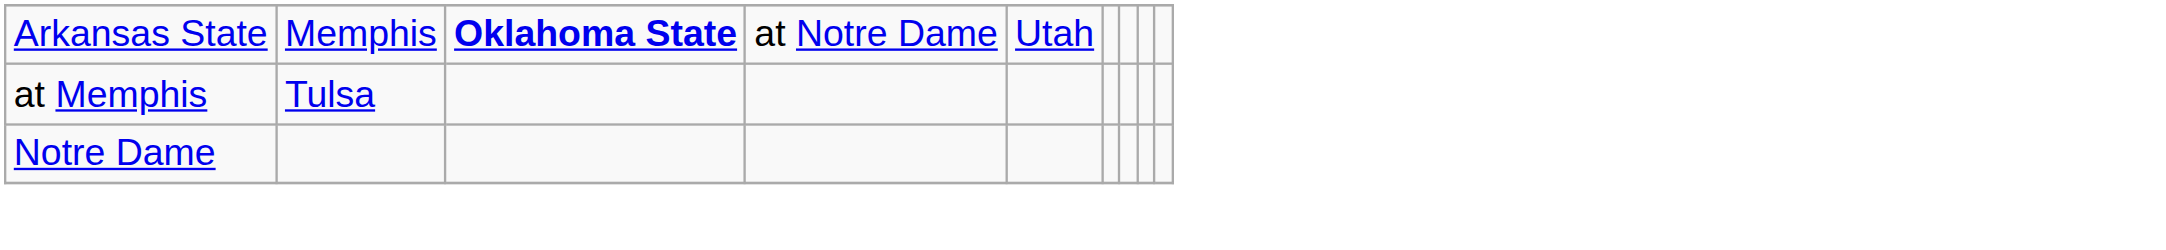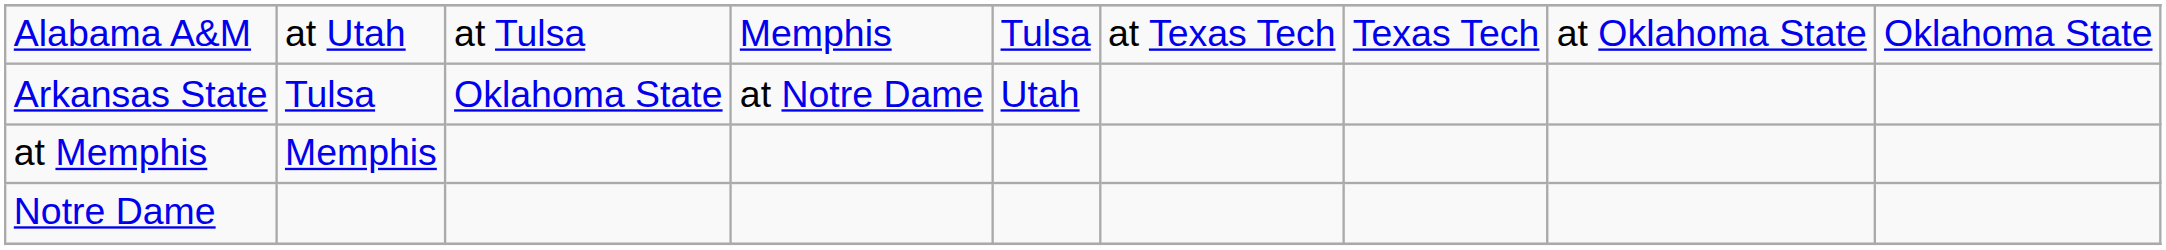+ row: (132, 34)
(361, 34) Memphis -> (330, 93) Tulsa
(596, 34) bold -> (588, 93) normal
(330, 93) Tulsa -> (361, 152) Memphis
